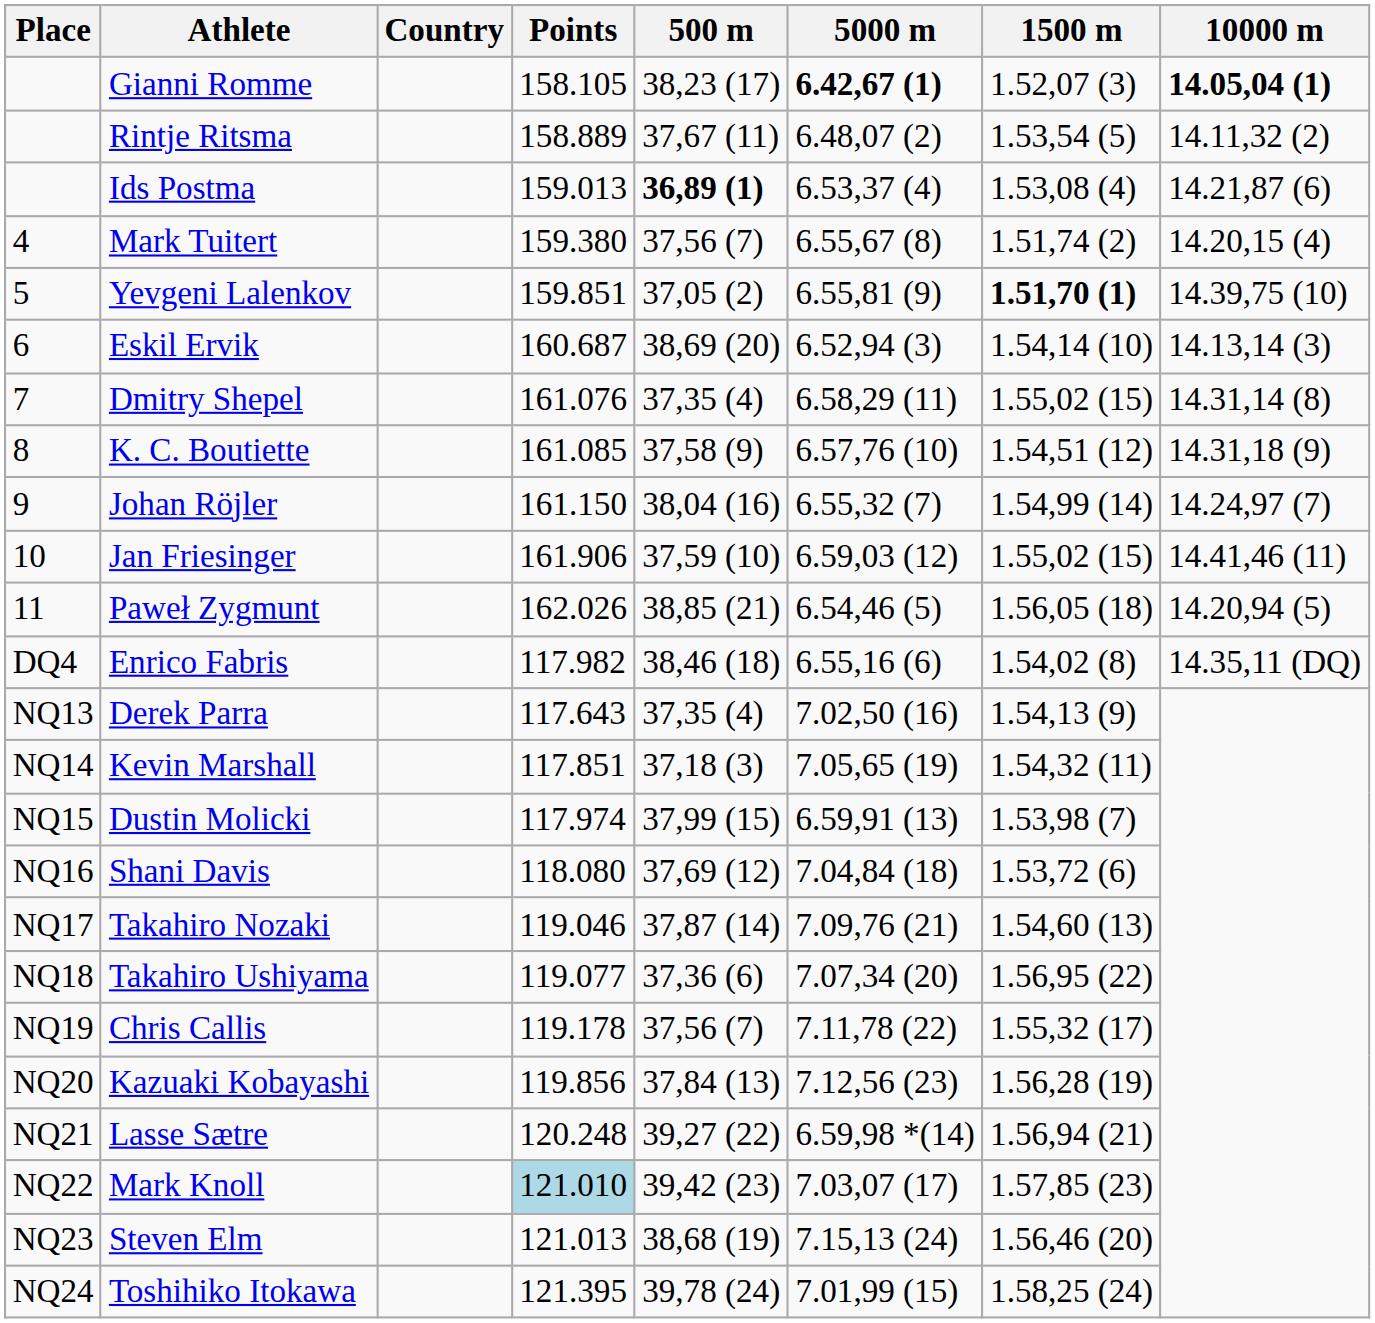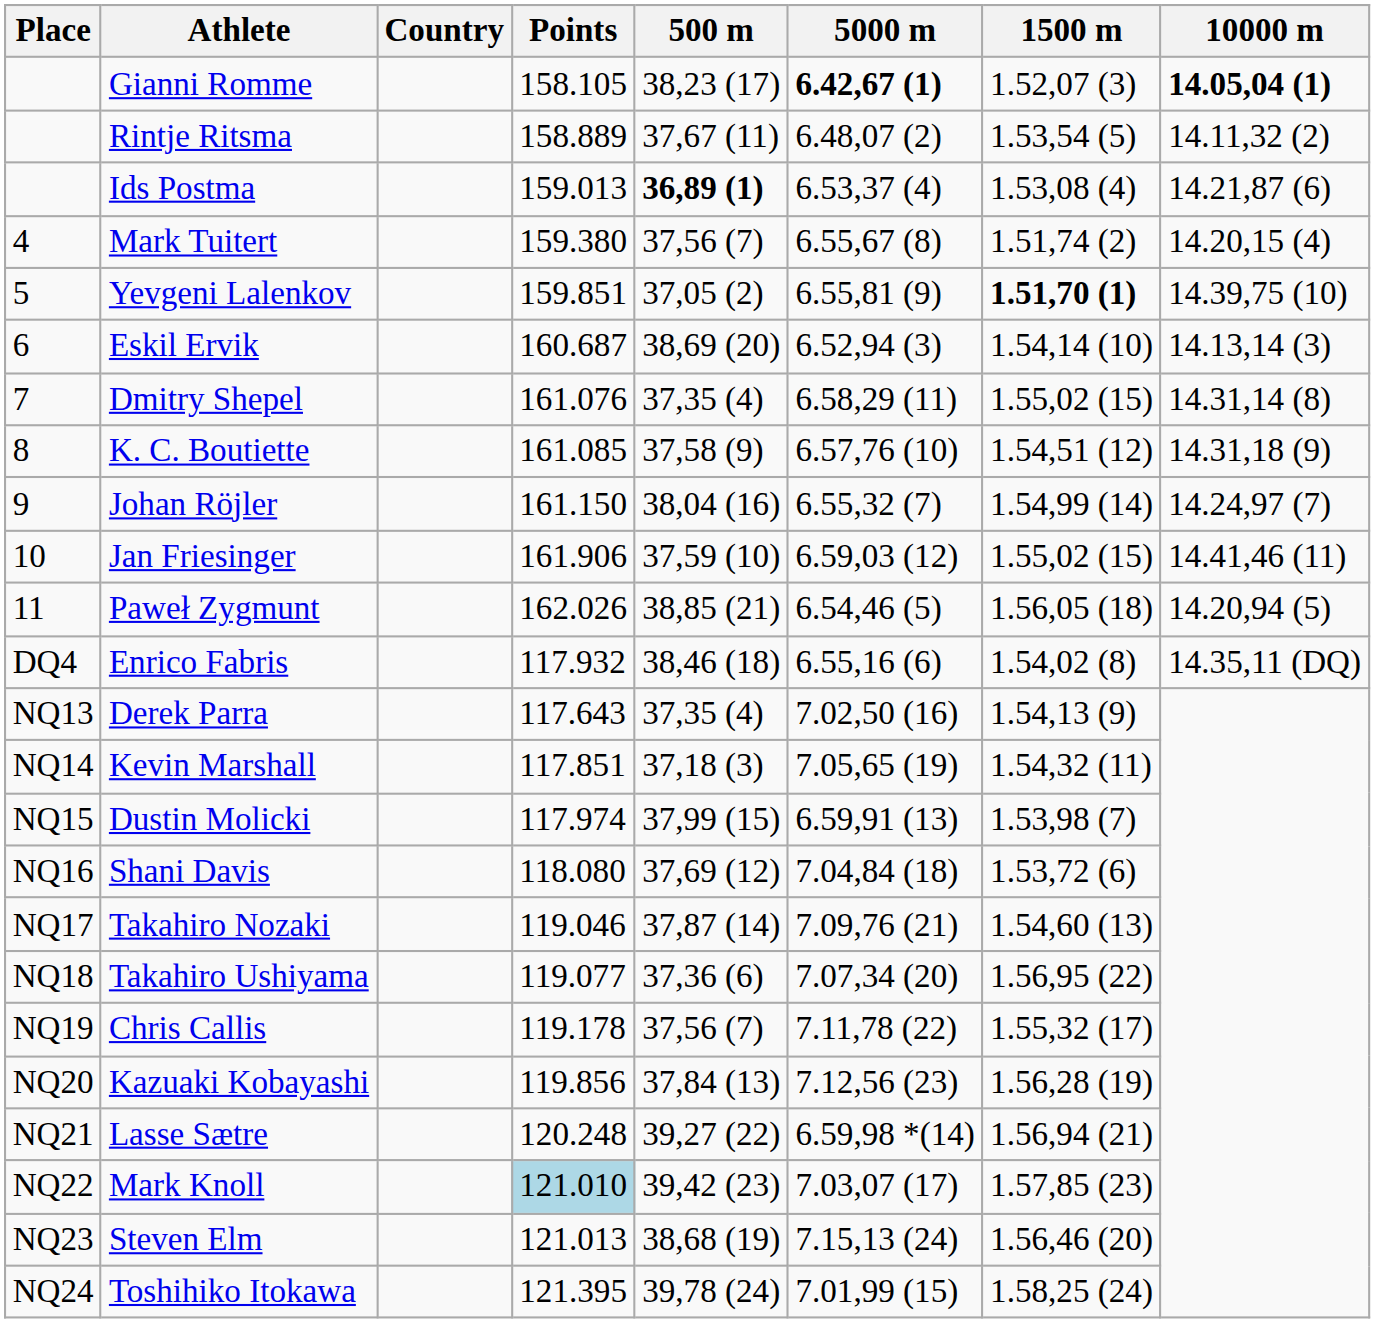(573, 661) 117.982 -> (573, 661) 117.932
